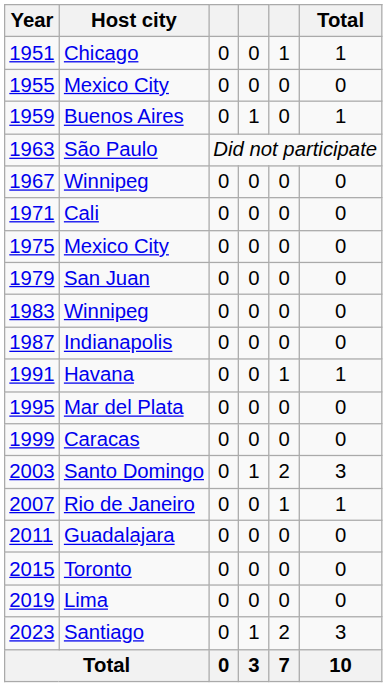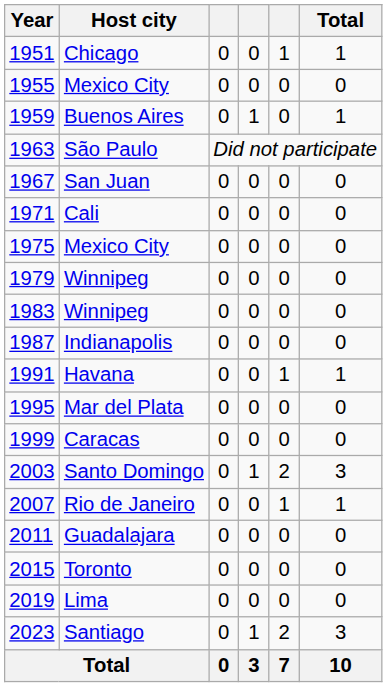(106, 181) Winnipeg -> (107, 181) San Juan
(107, 278) San Juan -> (106, 278) Winnipeg
